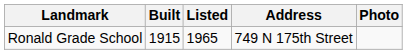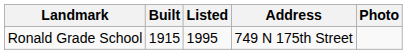(202, 37) 1965 -> (202, 37) 1995
